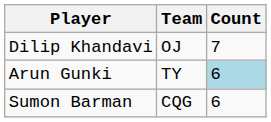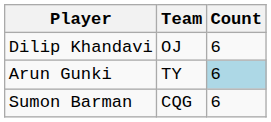(216, 47) 7 -> (216, 47) 6
